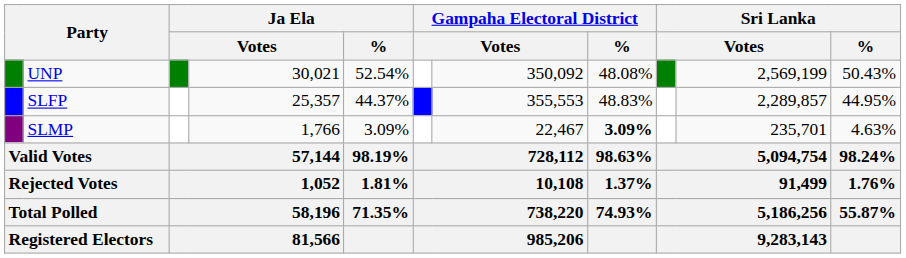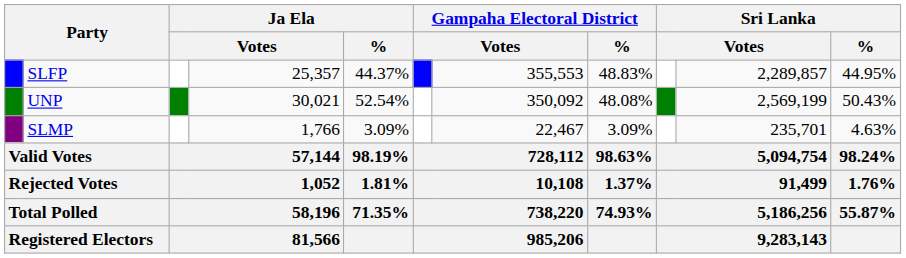rows swapped: (45, 73) <-> (47, 101)
(629, 128) bold -> (630, 128) normal
